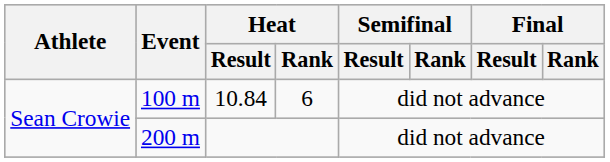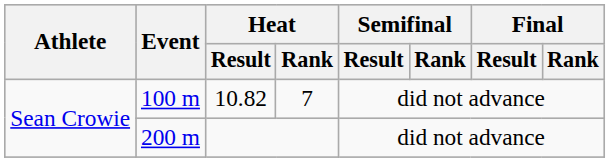(241, 99) 10.84 -> (241, 99) 10.82
(307, 99) 6 -> (307, 99) 7
